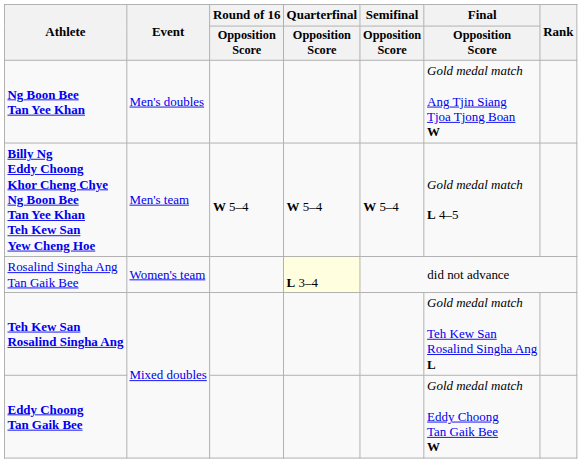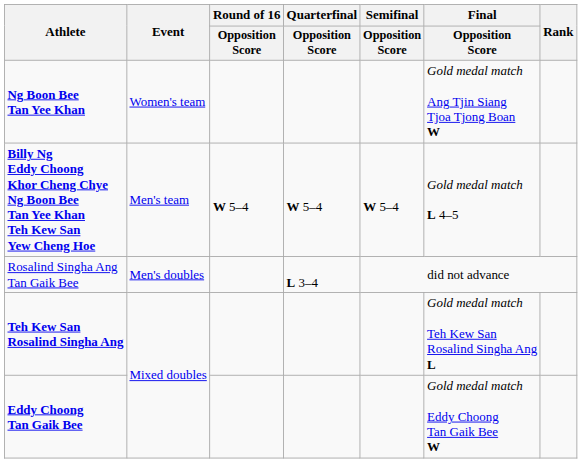(167, 102) Men's doubles -> (167, 102) Women's team
(167, 274) Women's team -> (167, 274) Men's doubles
(302, 282) lightyellow background -> (302, 282) no background
